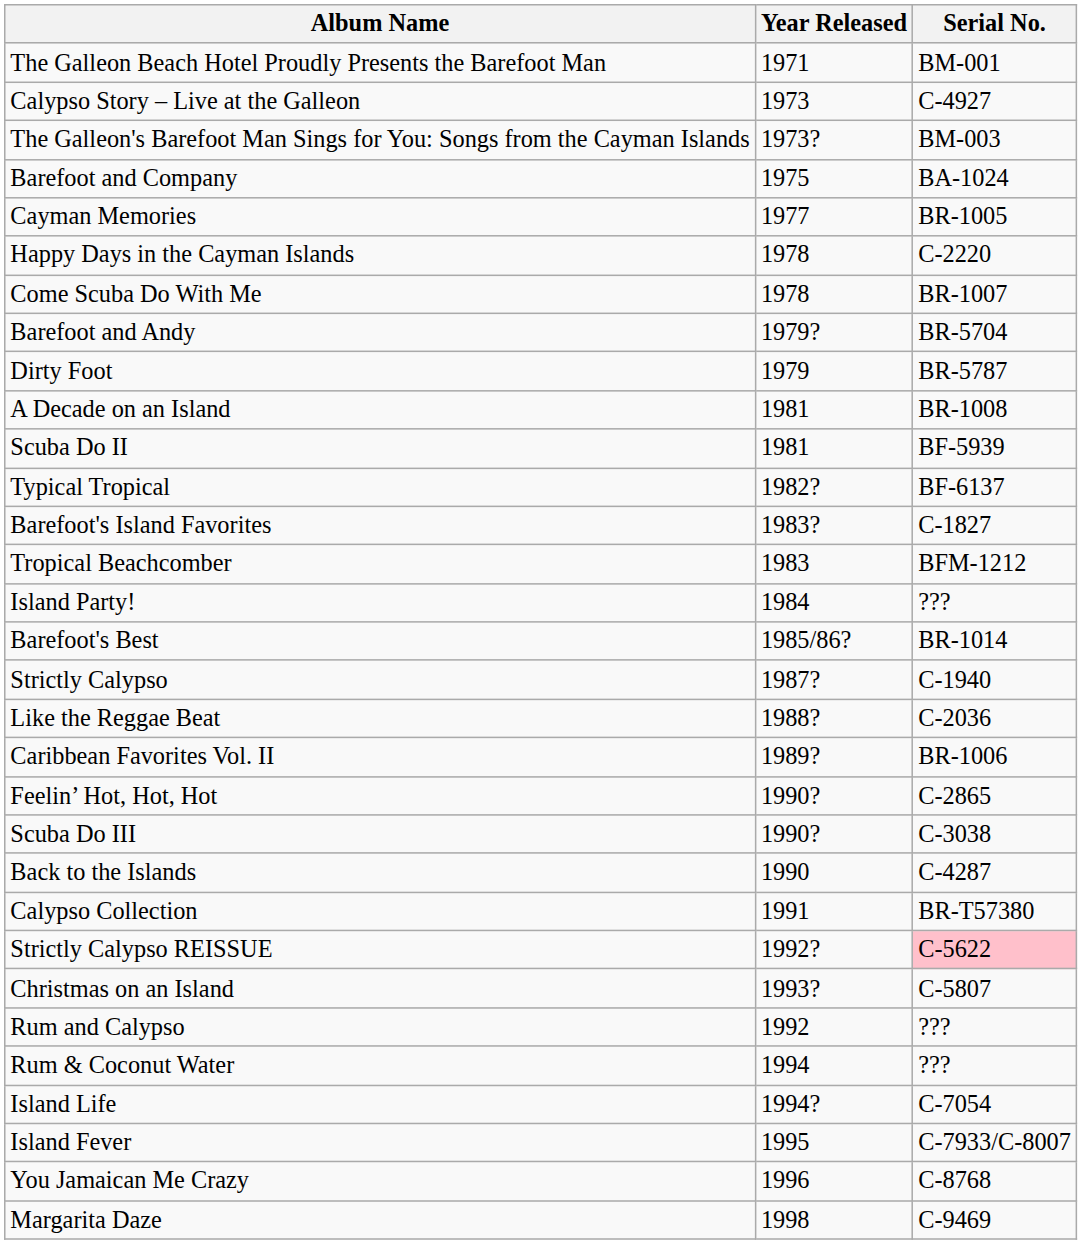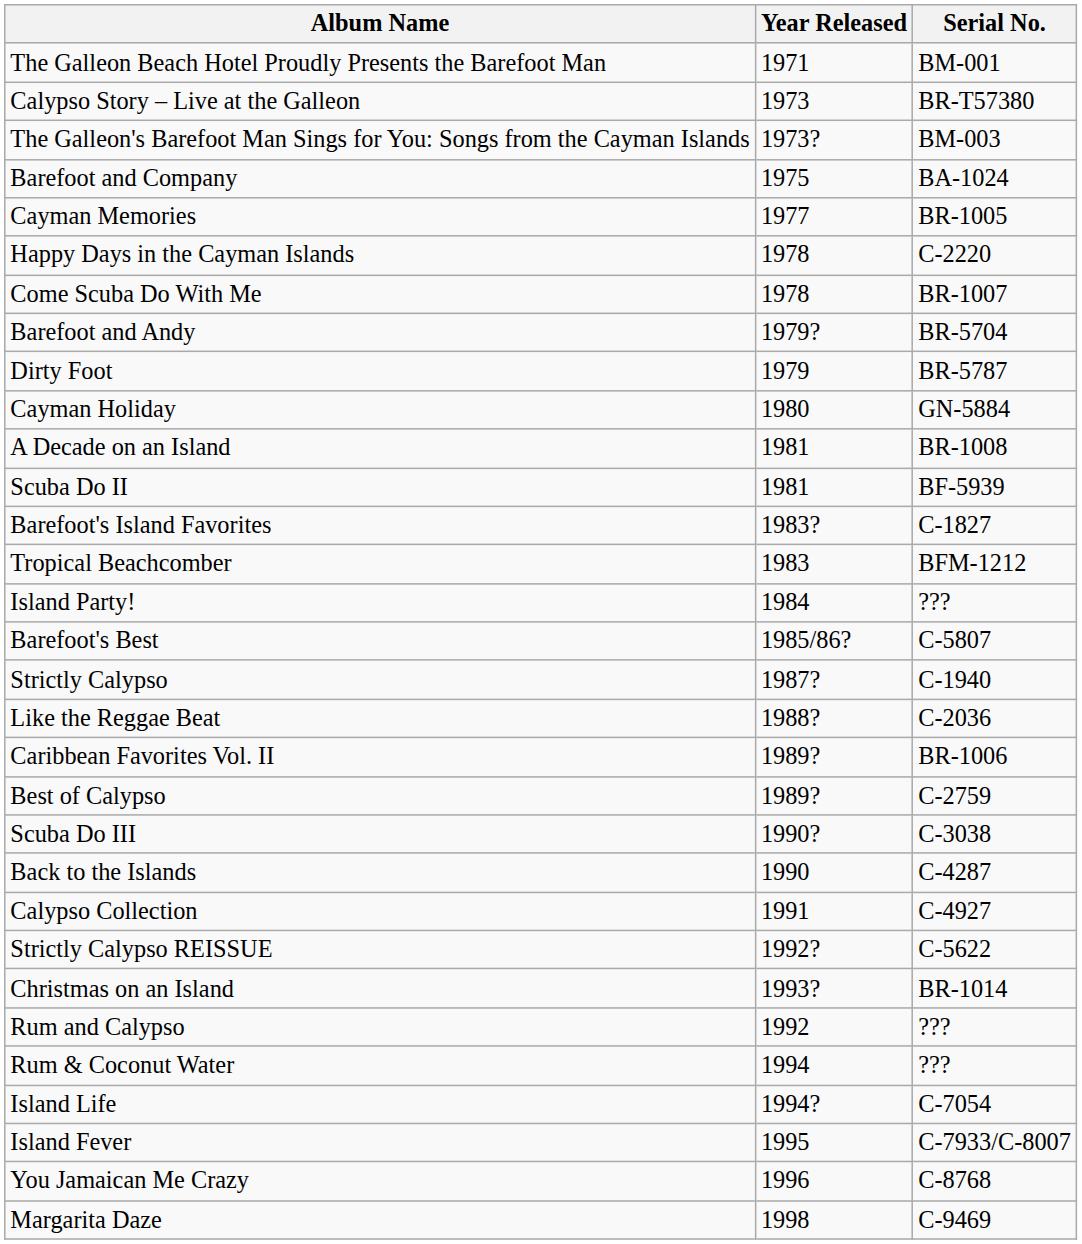(955, 100) C-4927 -> (976, 100) BR-T57380
+ row: (93, 409)
- row: (90, 486)
(963, 640) BR-1014 -> (955, 640) C-5807
+ row: (88, 795)
- row: (114, 795)
(976, 910) BR-T57380 -> (955, 910) C-4927
(955, 949) pink background -> (955, 949) no background
(955, 988) C-5807 -> (963, 988) BR-1014
